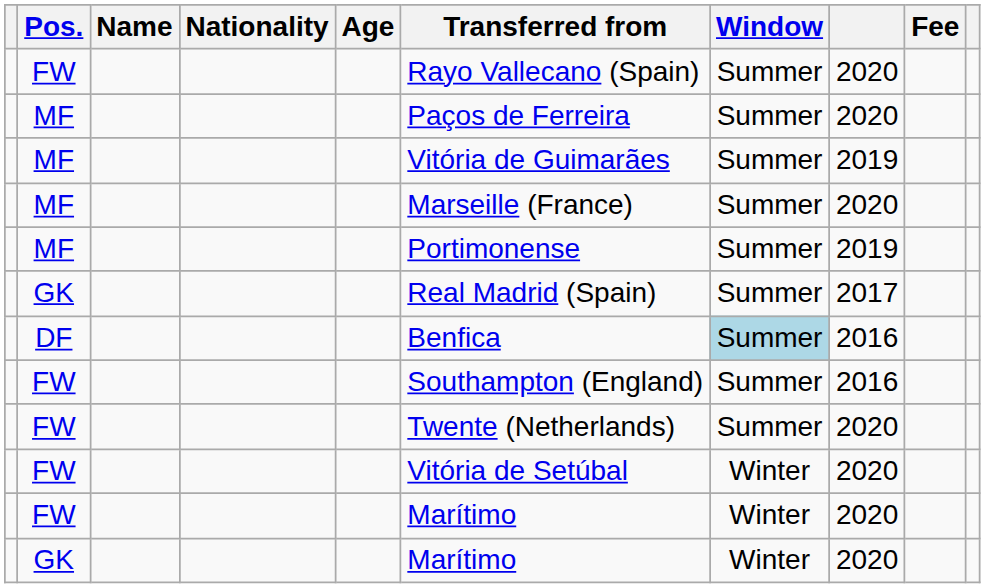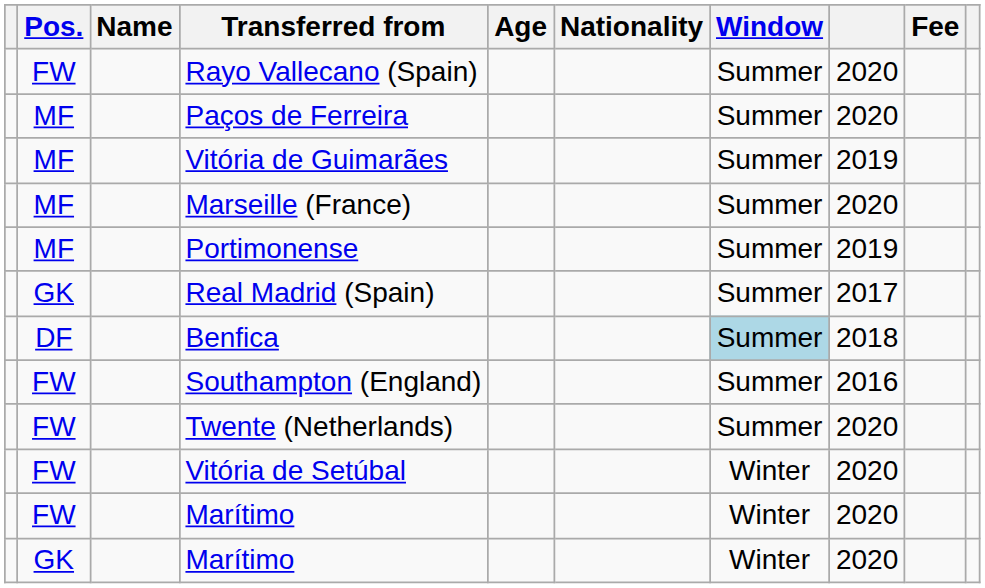columns swapped: (257, 26) <-> (555, 26)
(867, 337) 2016 -> (867, 337) 2018
